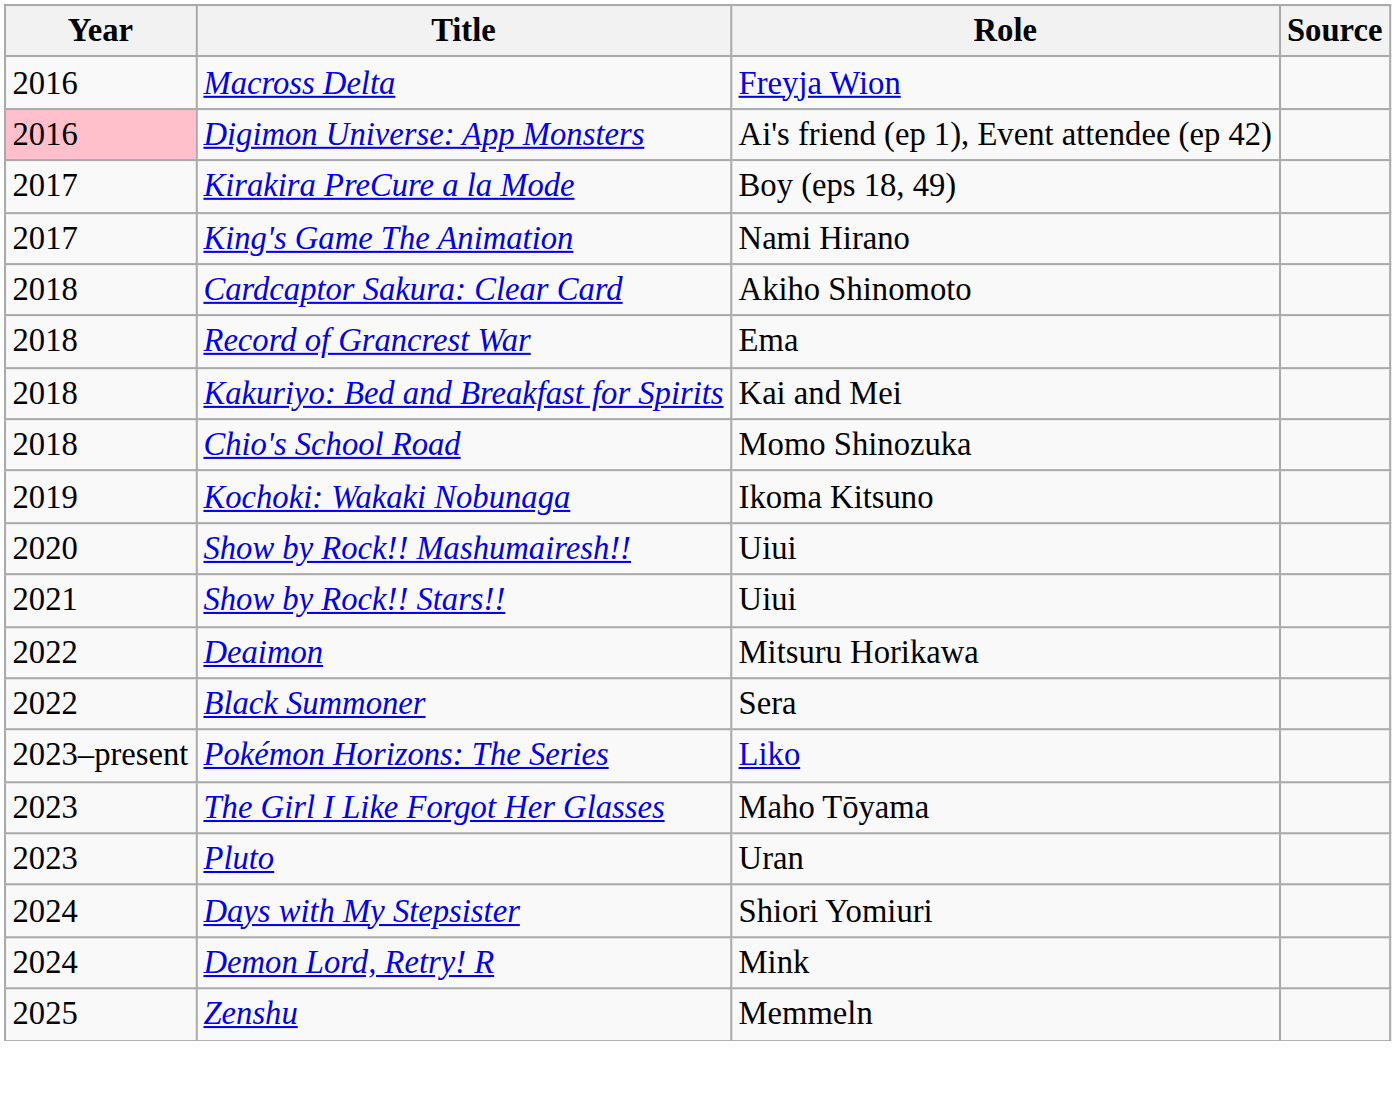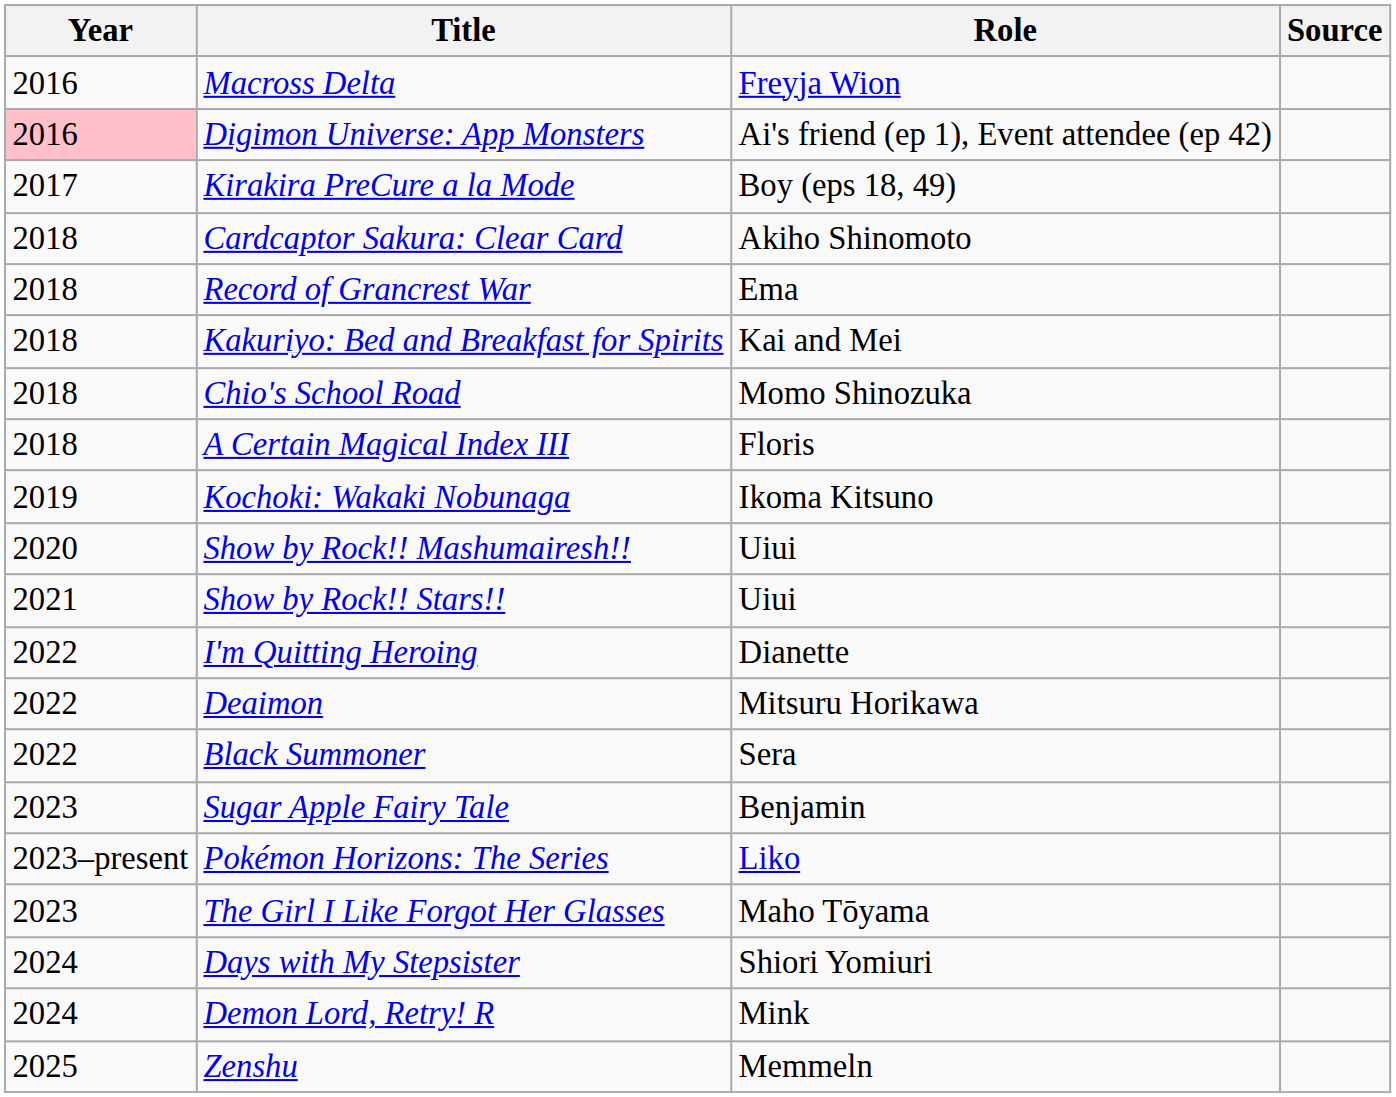- row: (388, 237)
+ row: (386, 444)
+ row: (341, 651)
+ row: (356, 806)
- row: (239, 858)
